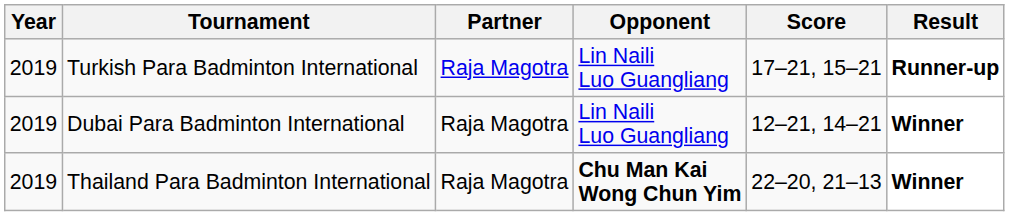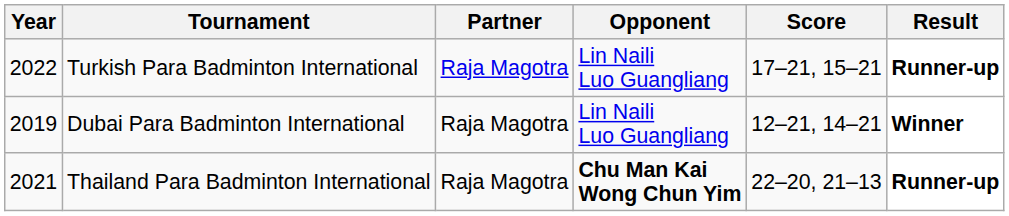(33, 67) 2019 -> (33, 67) 2022
(33, 182) 2019 -> (33, 182) 2021
(928, 182) Winner -> (945, 182) Runner-up
